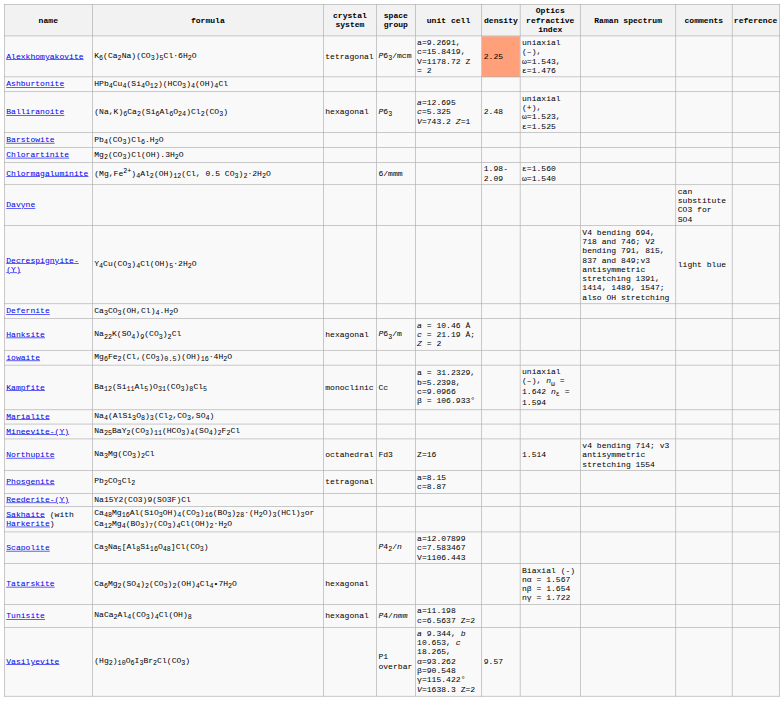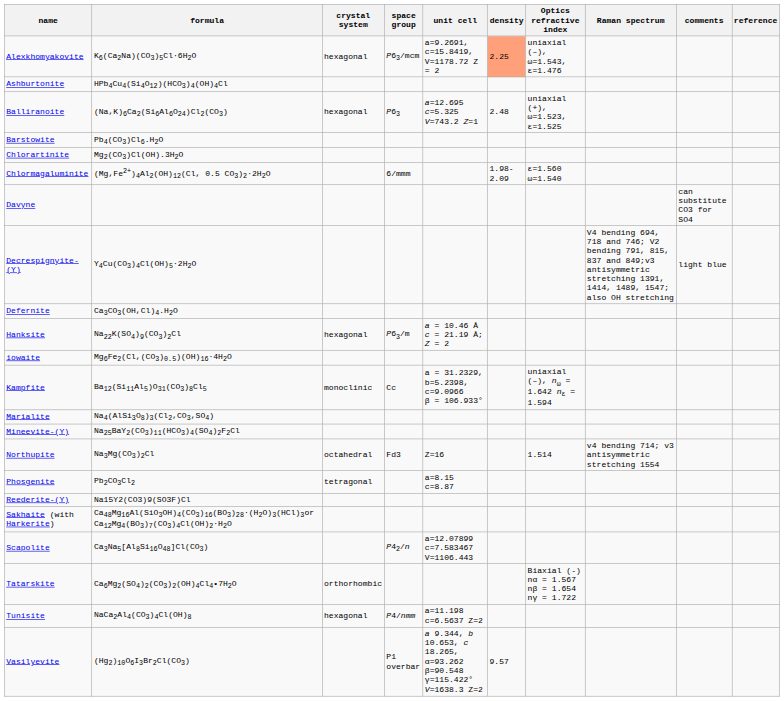(349, 57) tetragonal -> (346, 57) hexagonal
(347, 584) hexagonal -> (353, 584) orthorhombic
